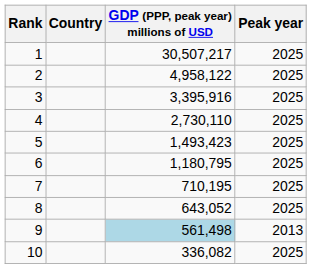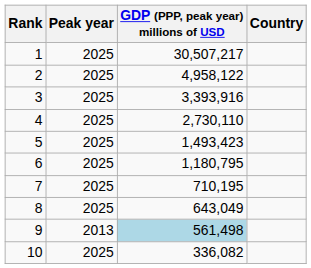columns swapped: (75, 24) <-> (271, 24)
(201, 98) 3,395,916 -> (212, 98) 3,393,916
(207, 208) 643,052 -> (218, 208) 643,049
